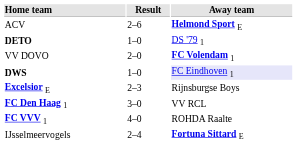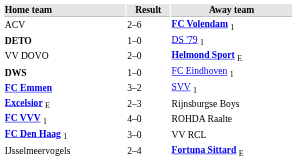(207, 25) Helmond Sport E -> (203, 25) FC Volendam 1
(203, 56) FC Volendam 1 -> (207, 56) Helmond Sport E
(203, 72) lavender background -> (203, 72) no background
+ row: (28, 88)
rows swapped: (36, 104) <-> (26, 119)
